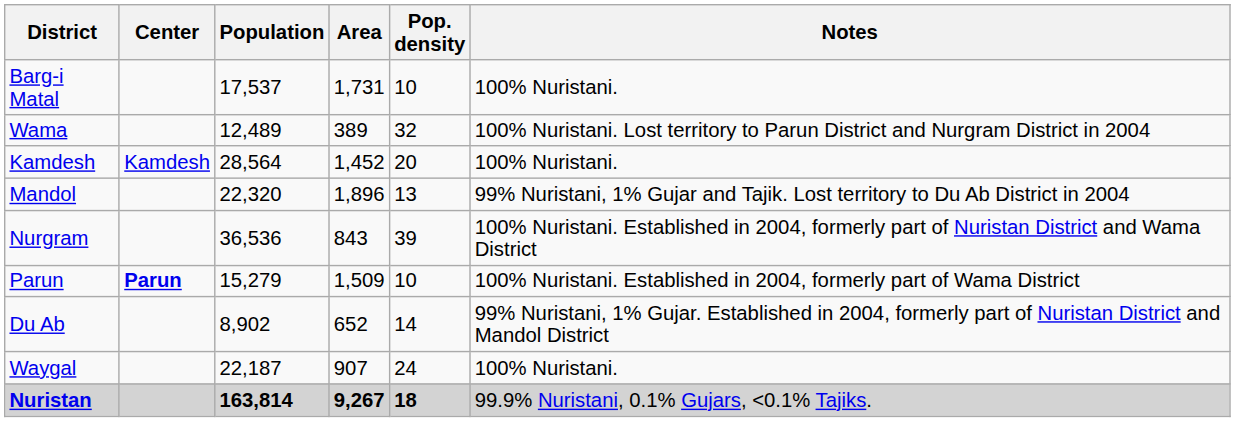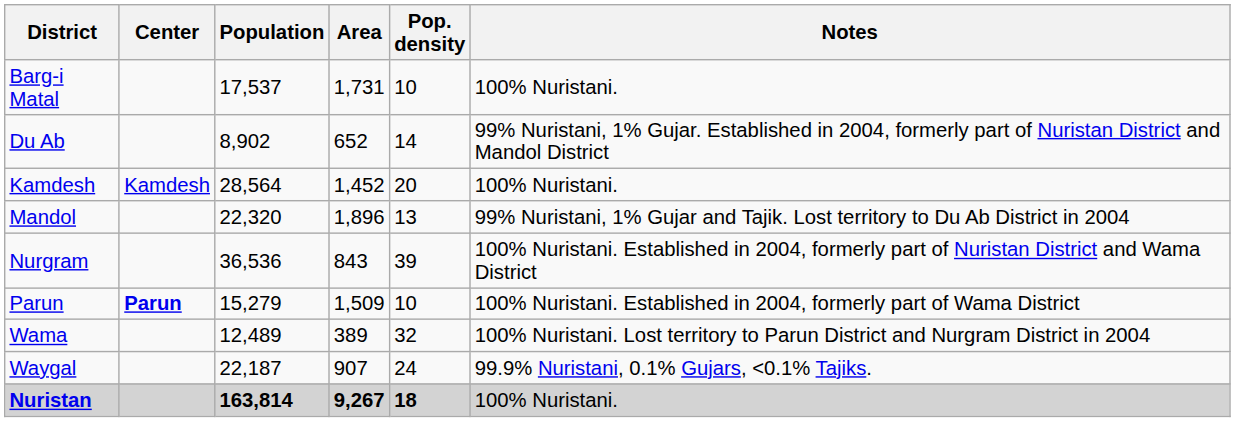rows swapped: (37, 325) <-> (38, 130)
(546, 368) 100% Nuristani. -> (673, 368) 99.9% Nuristani, 0.1% Gujars, <0.1% Tajiks.
(673, 400) 99.9% Nuristani, 0.1% Gujars, <0.1% Tajiks. -> (546, 400) 100% Nuristani.
